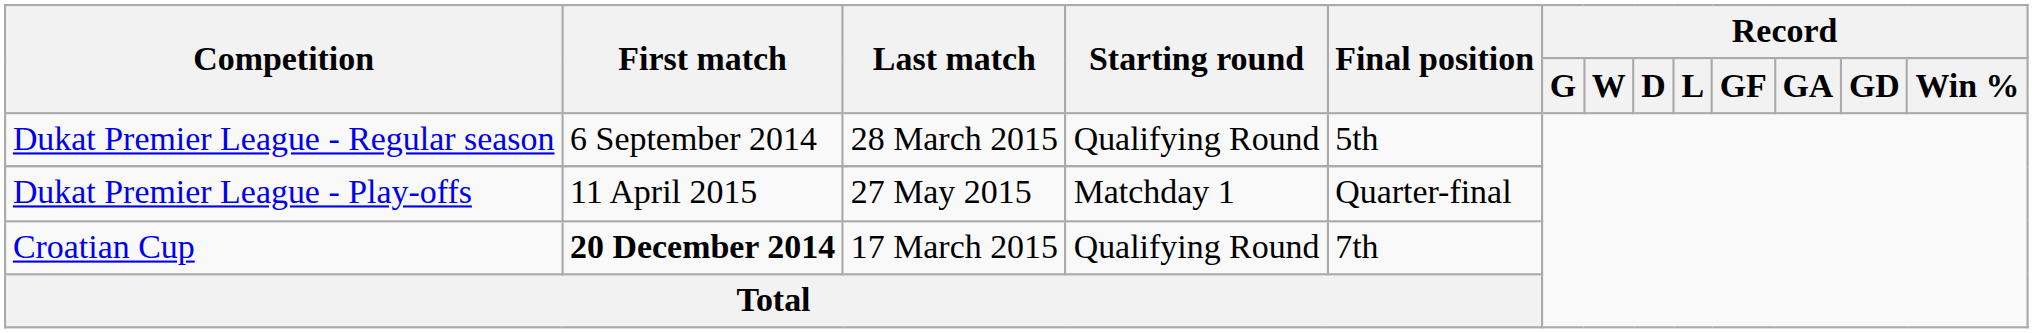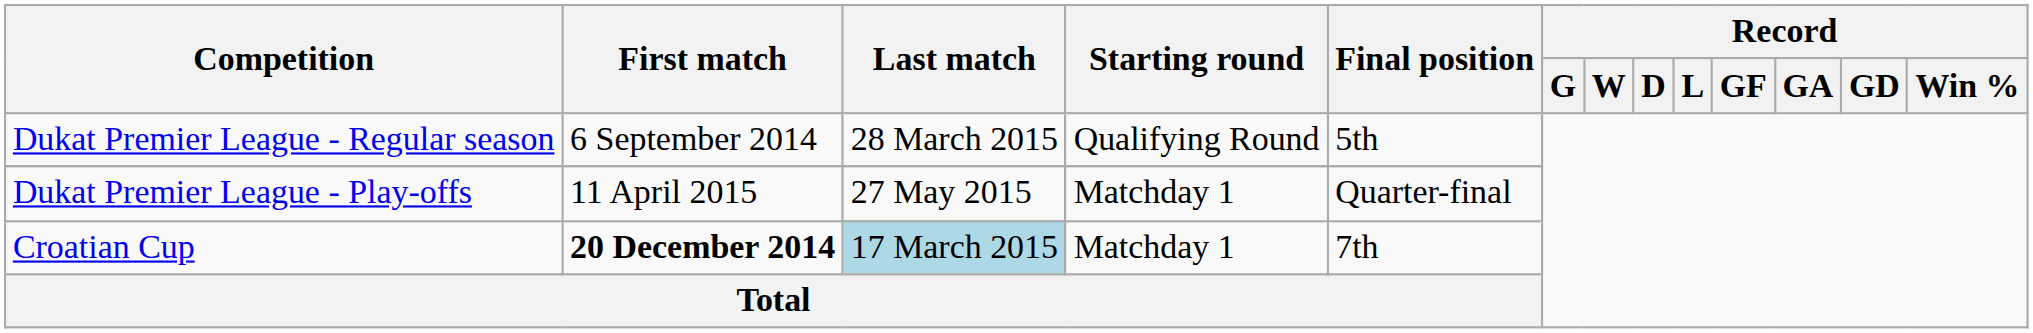(954, 246) no background -> (954, 246) lightblue background
(1197, 246) Qualifying Round -> (1154, 246) Matchday 1
